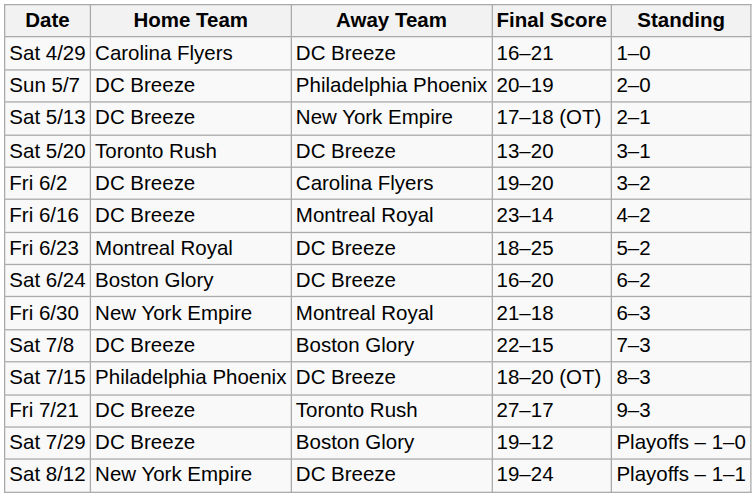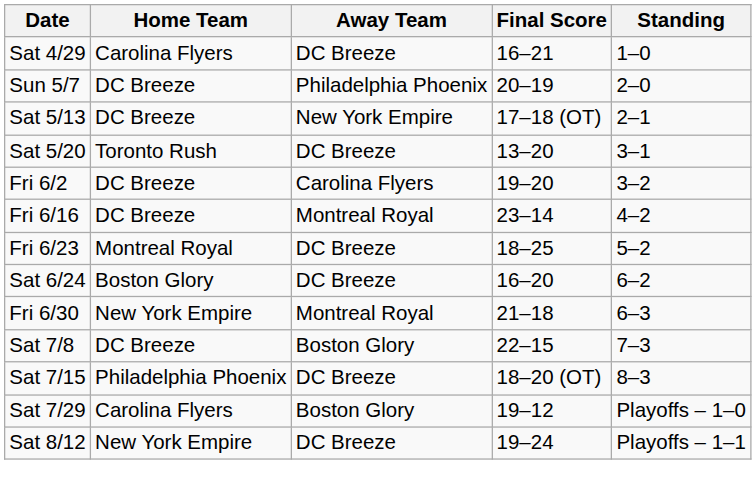- row: (44, 410)
(145, 442) DC Breeze -> (164, 410) Carolina Flyers
